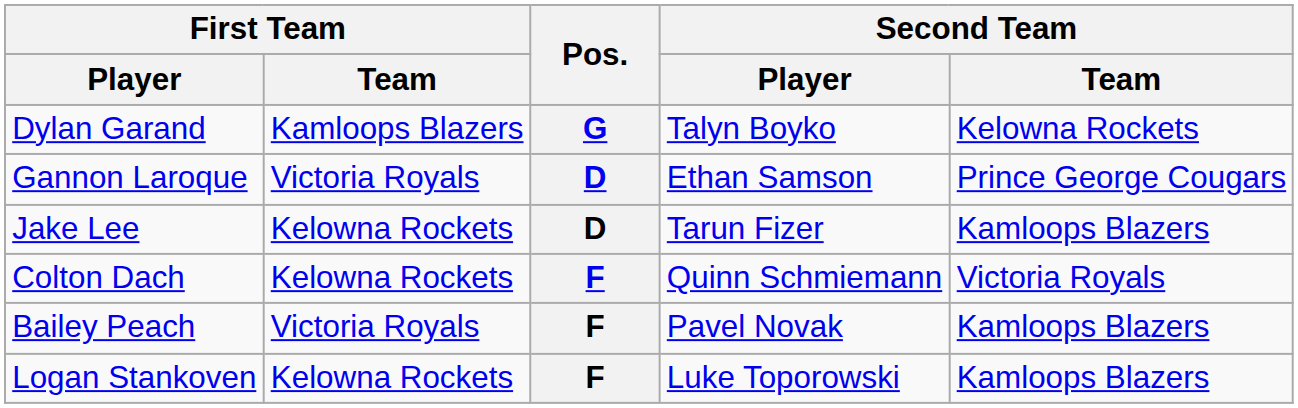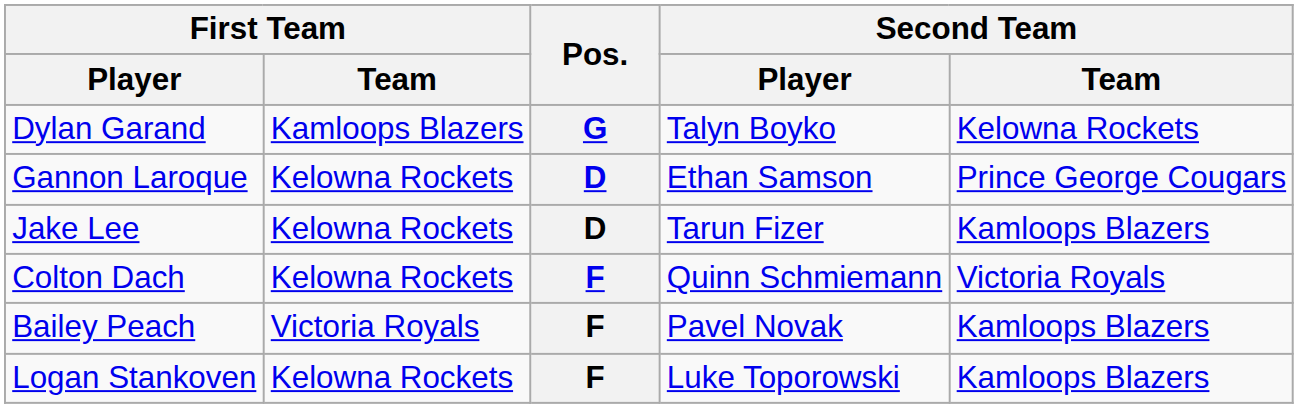(375, 178) Victoria Royals -> (392, 178) Kelowna Rockets
